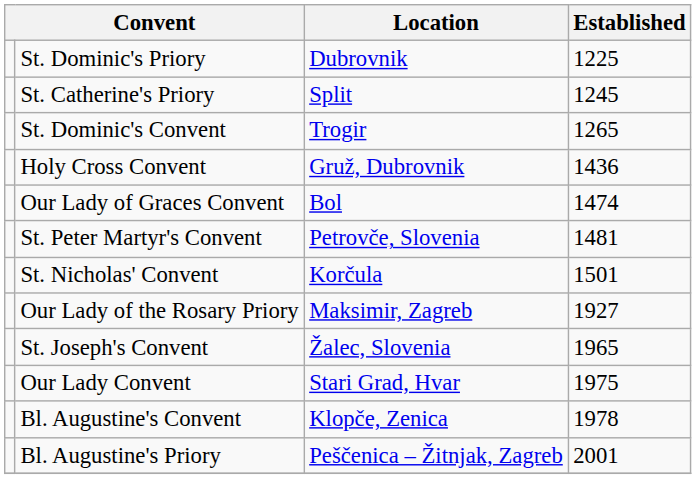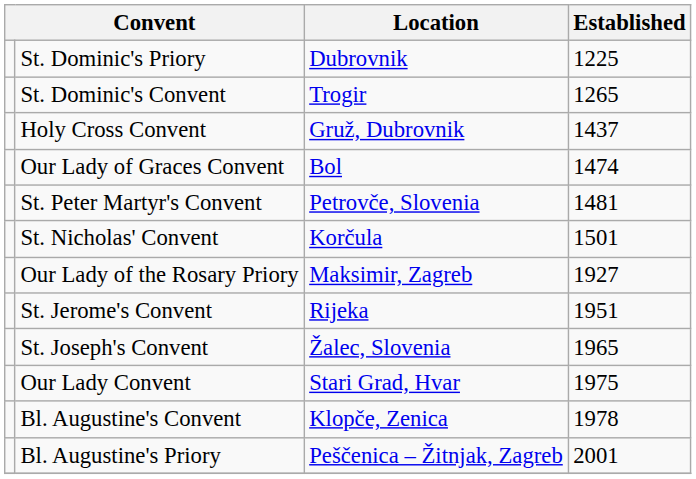- row: (117, 94)
(596, 166) 1436 -> (596, 130) 1437
+ row: (116, 310)
